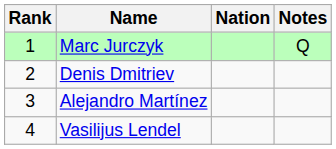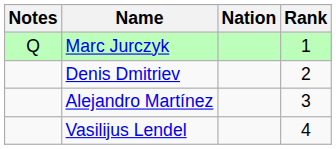columns swapped: (30, 18) <-> (303, 18)
